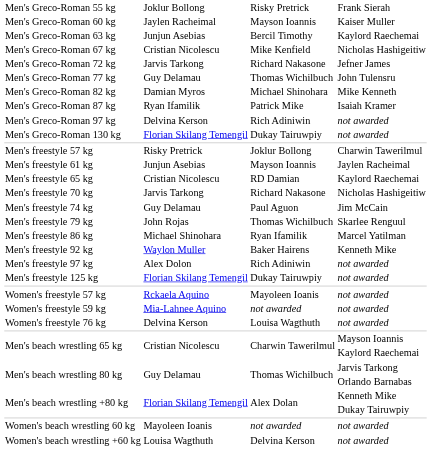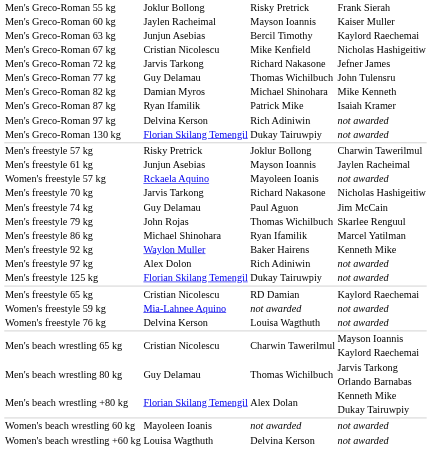rows swapped: (49, 179) <-> (55, 294)
